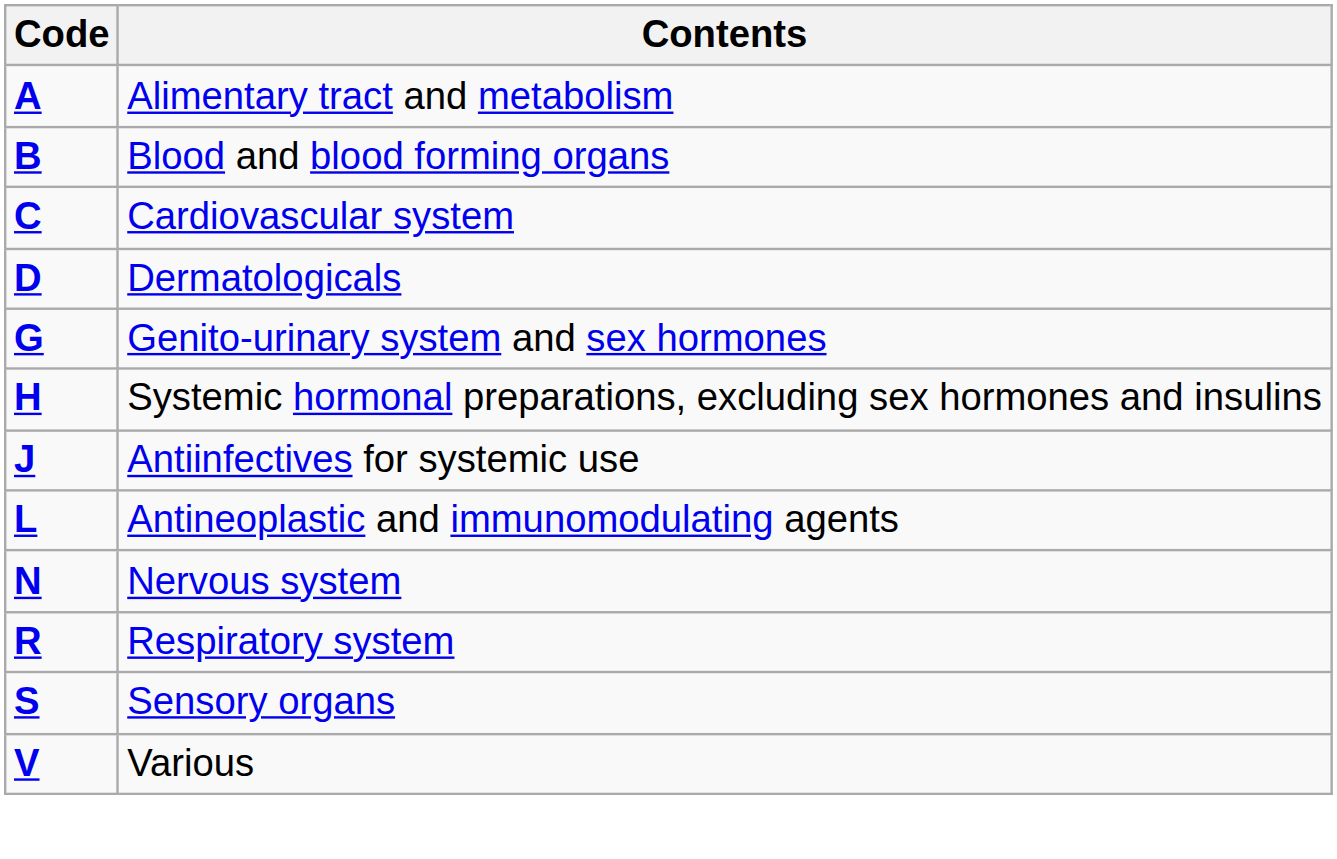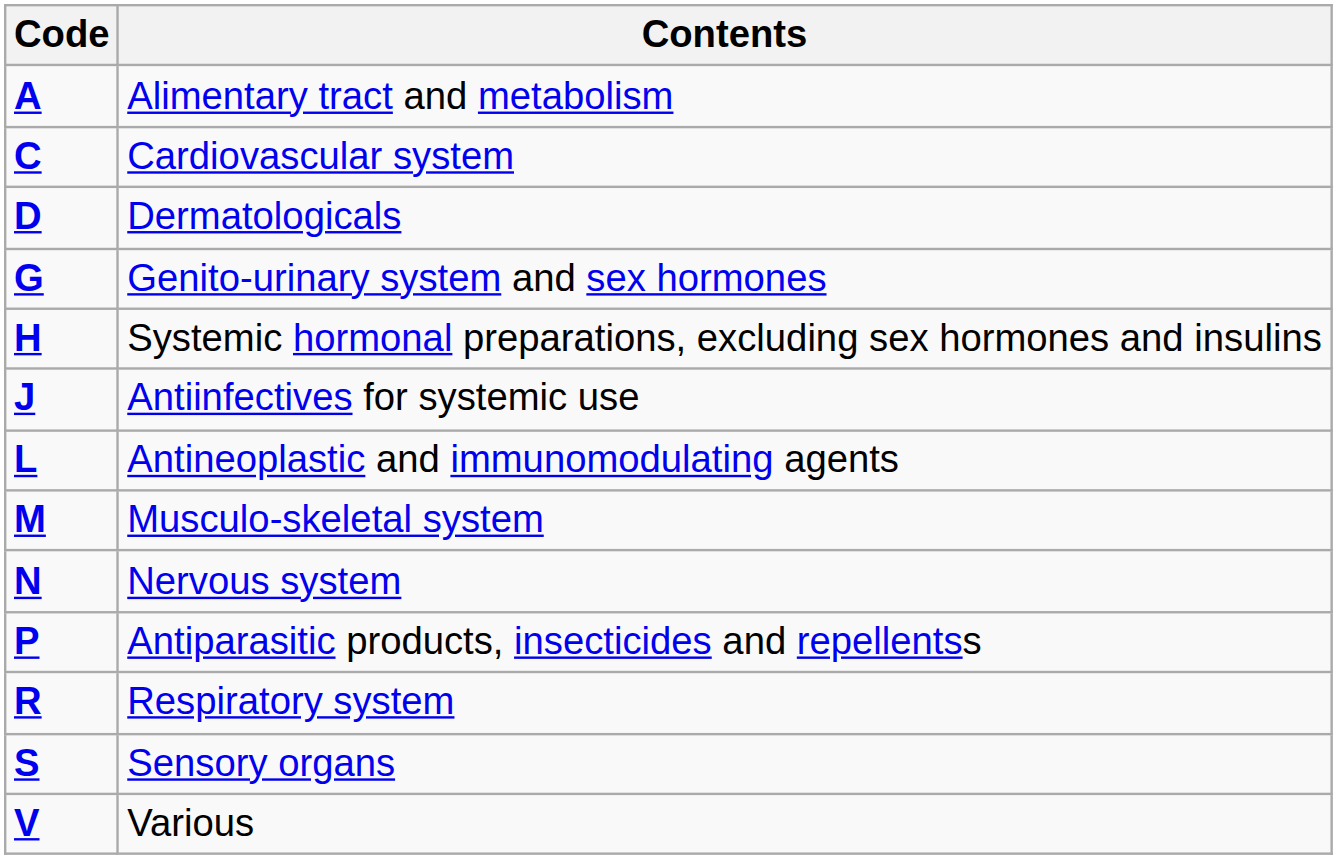- row: (398, 156)
+ row: (336, 519)
+ row: (554, 641)
